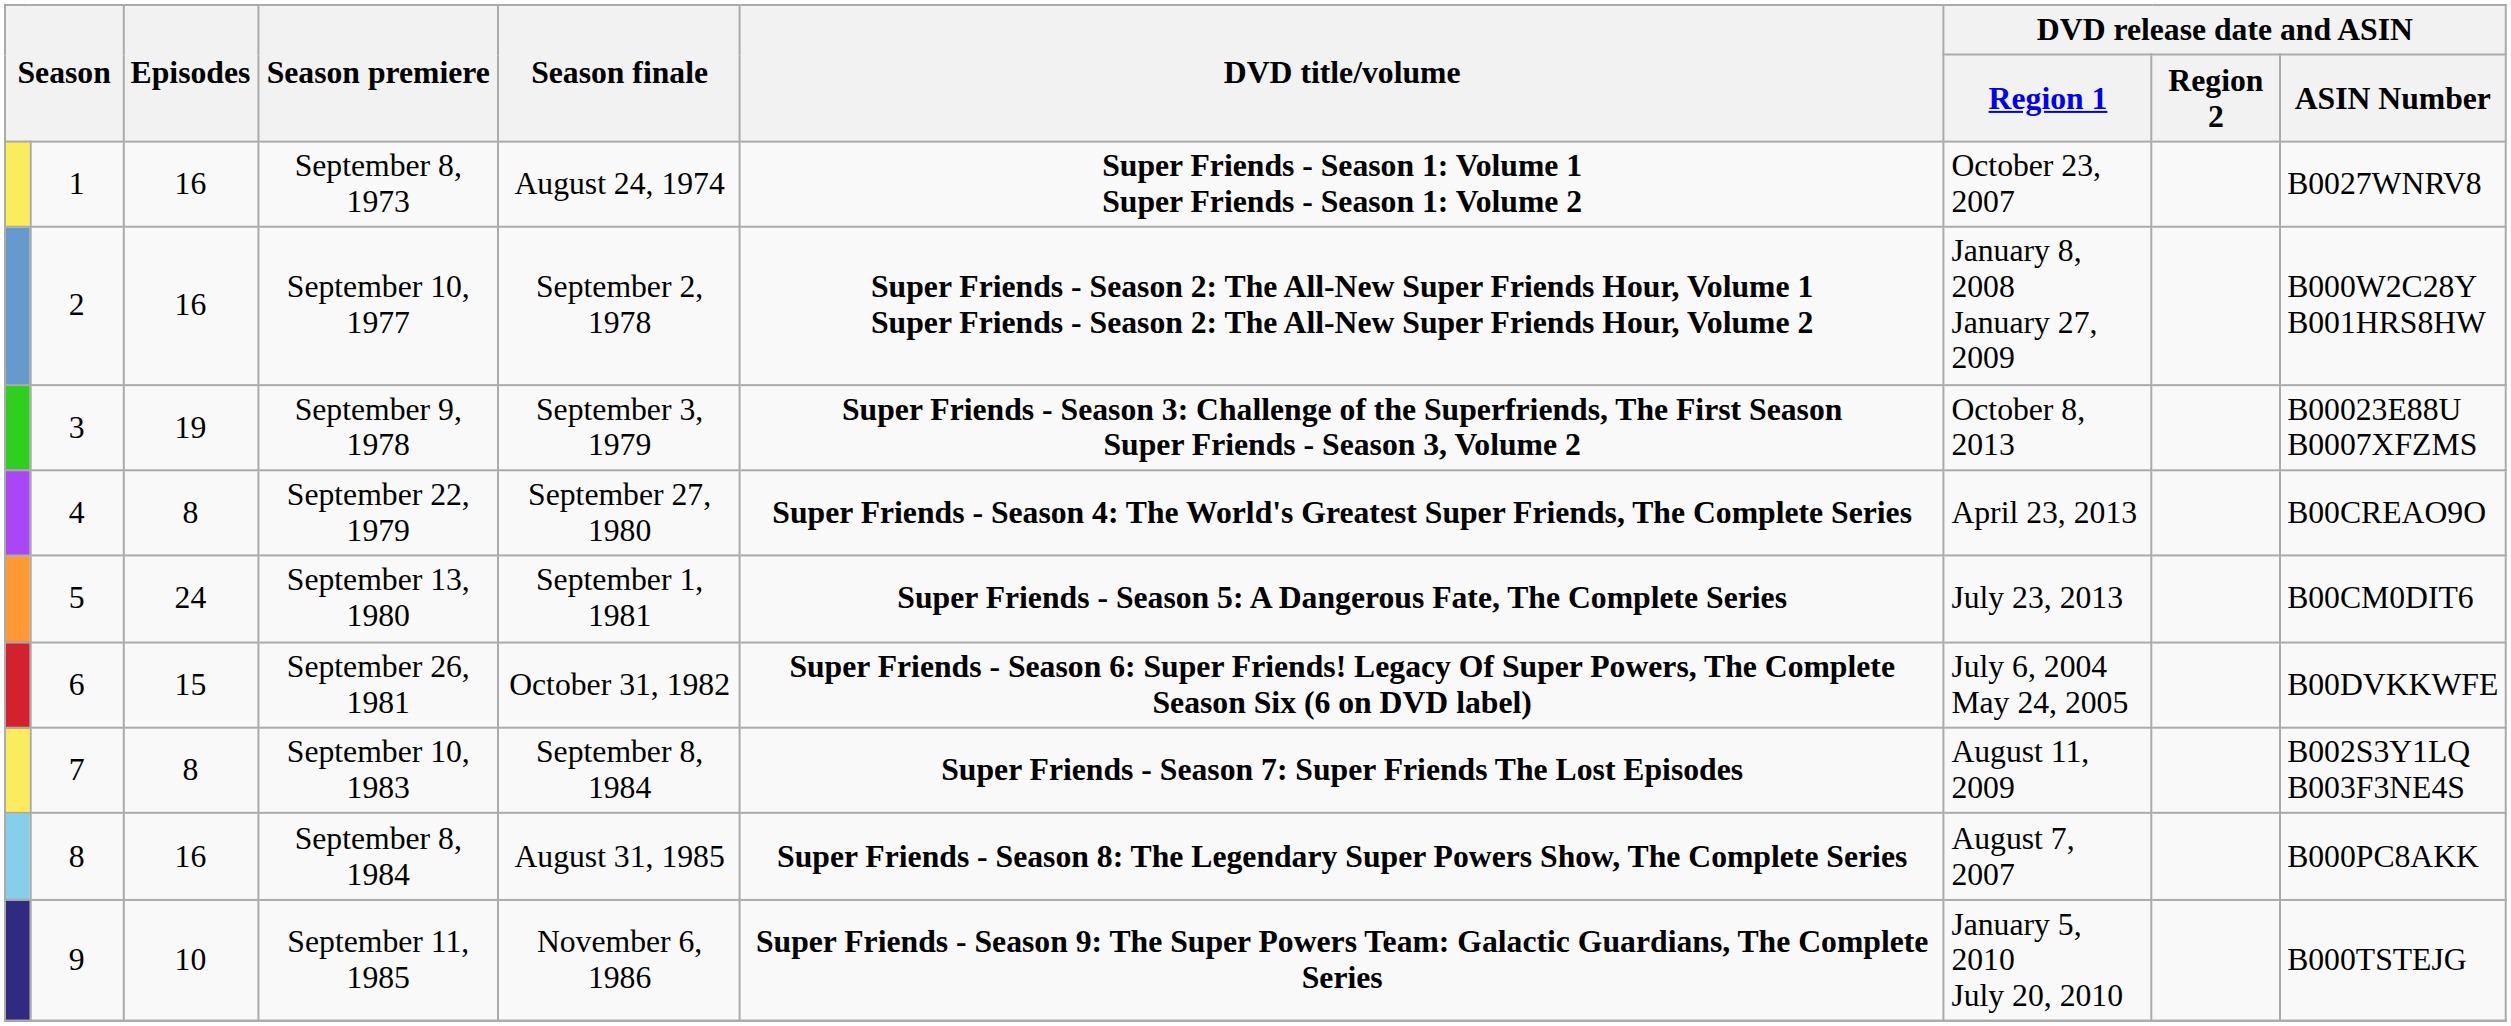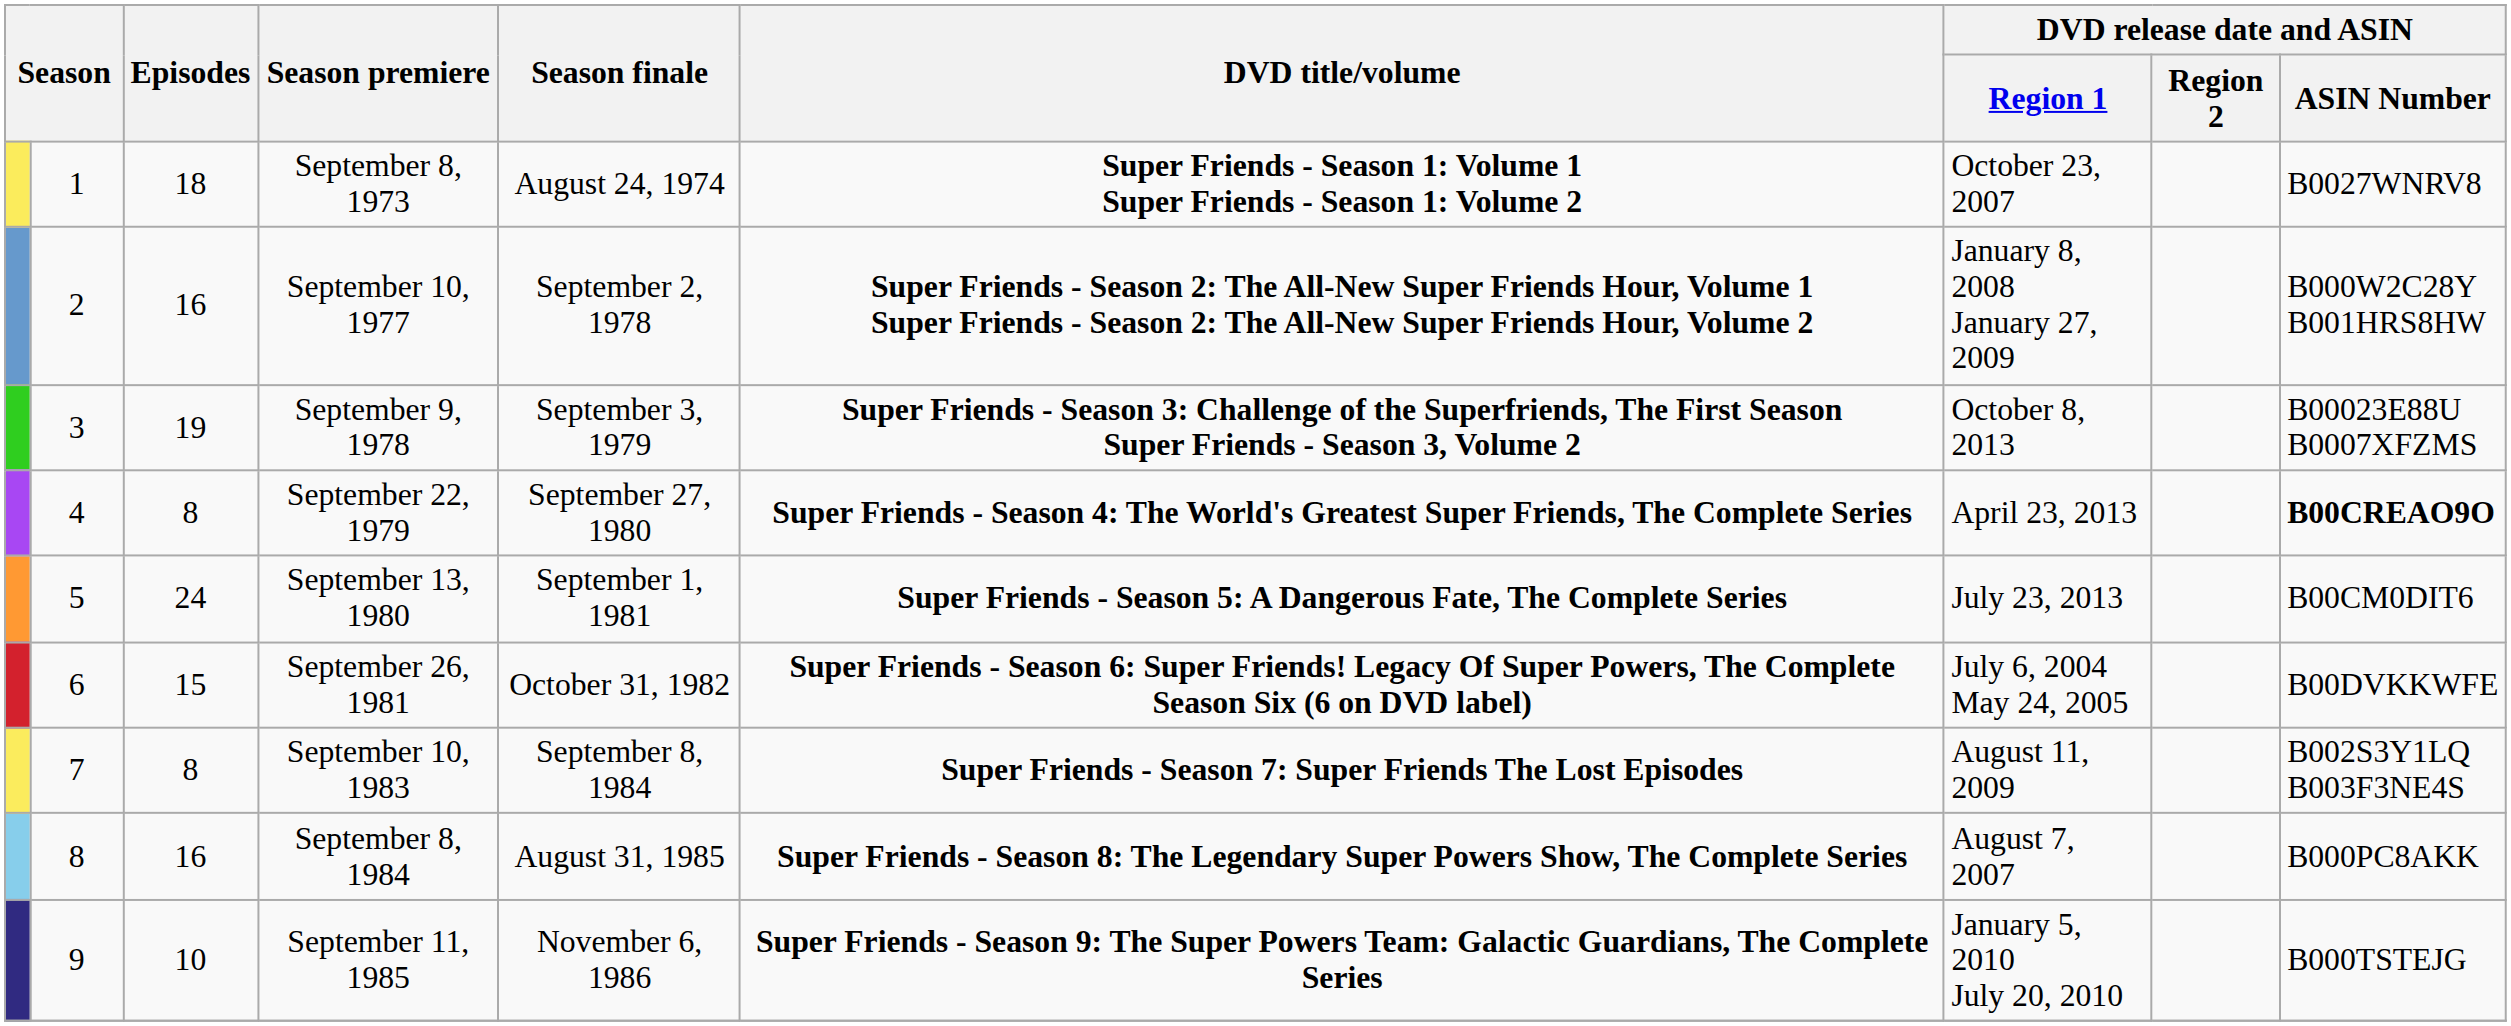(190, 183) 16 -> (190, 183) 18
(2387, 512) normal -> (2391, 512) bold
